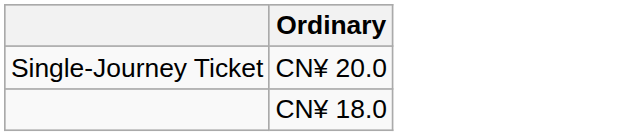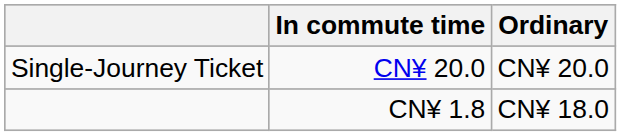+ column: (380, 25)
